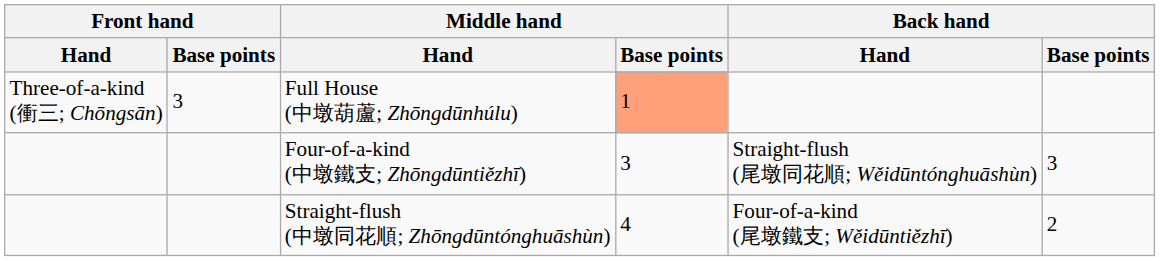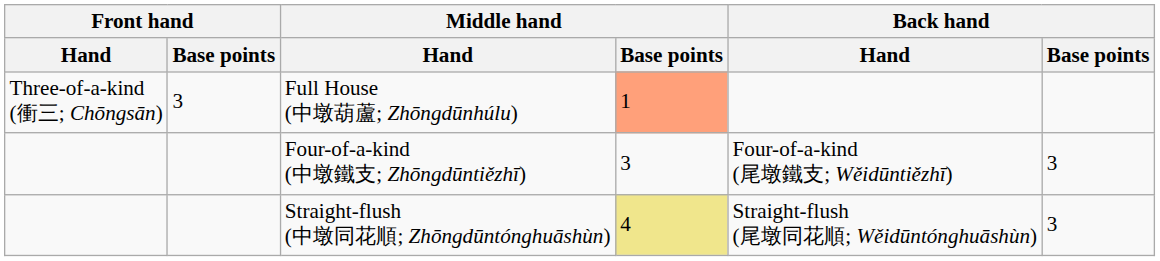(885, 161) Straight-flush (尾墩同花順; Wěidūntónghuāshùn) -> (843, 161) Four-of-a-kind (尾墩鐵支; Wěidūntiězhī)
(625, 224) no background -> (625, 224) khaki background
(843, 223) Four-of-a-kind (尾墩鐵支; Wěidūntiězhī) -> (885, 223) Straight-flush (尾墩同花順; Wěidūntónghuāshùn)
(1052, 224) 2 -> (1052, 224) 3
